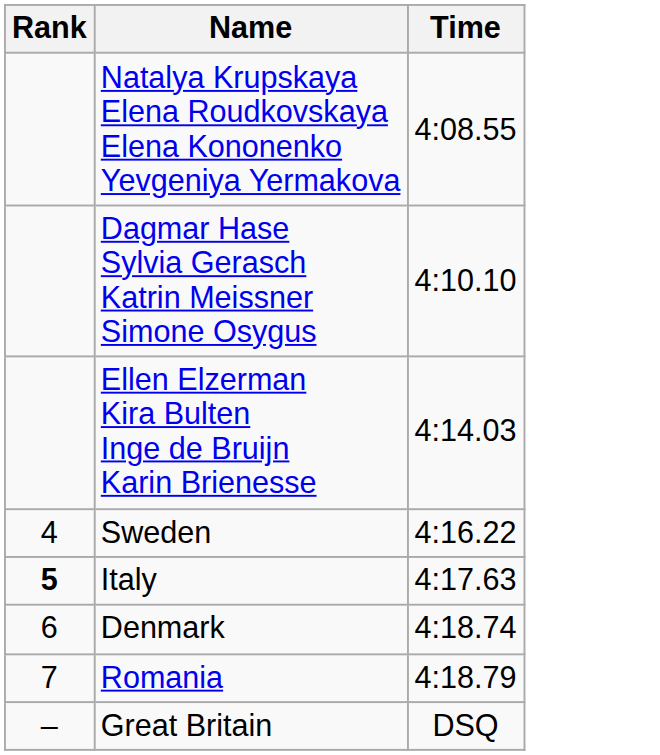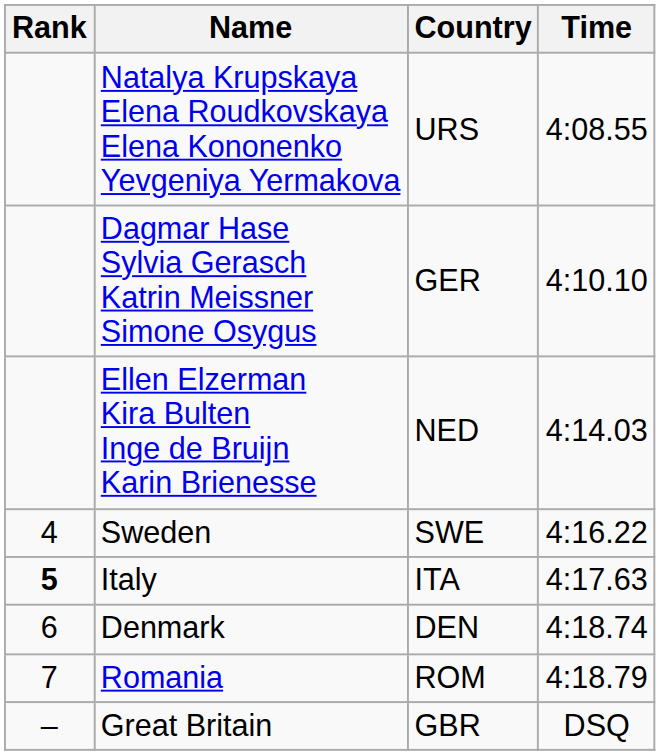+ column: (473, 28)
